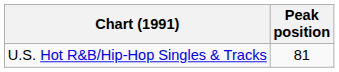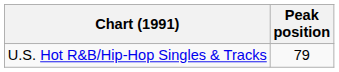(302, 55) 81 -> (302, 55) 79
